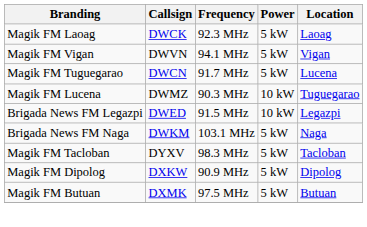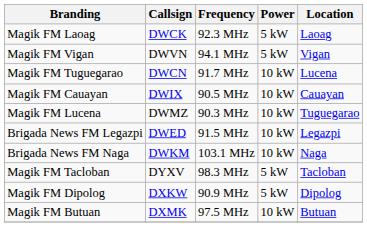(274, 73) 5 kW -> (277, 73) 10 kW
+ row: (58, 93)
(274, 133) 5 kW -> (277, 152) 10 kW
(274, 192) 5 kW -> (277, 212) 10 kW
